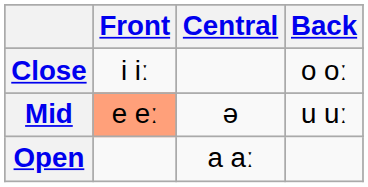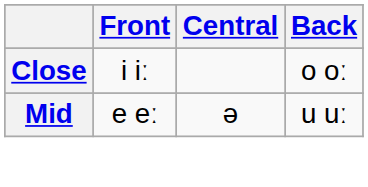(135, 114) lightsalmon background -> (135, 114) no background
- row: (49, 158)
